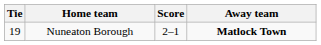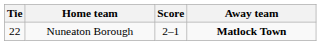(15, 31) 19 -> (15, 31) 22
